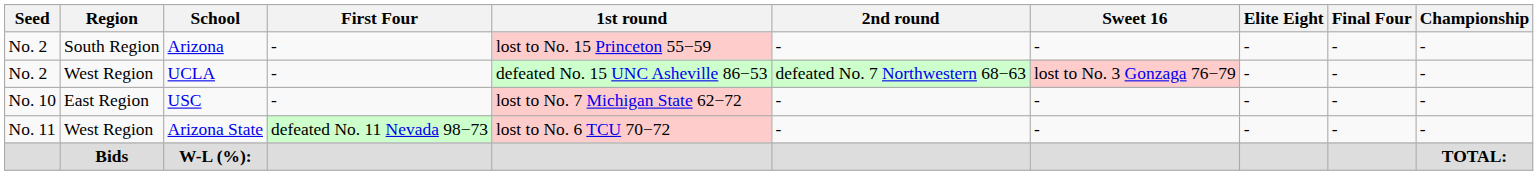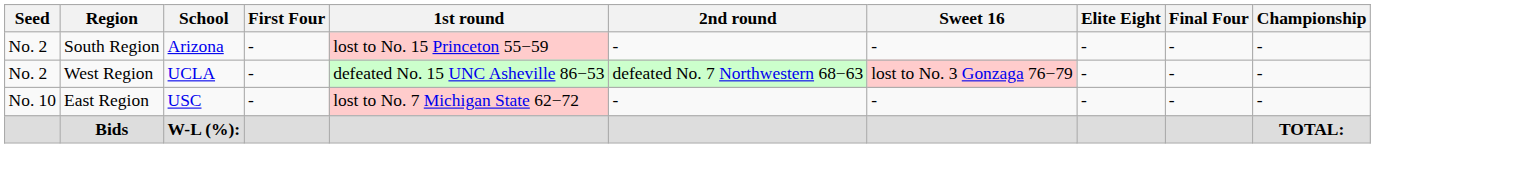- row: (215, 128)
